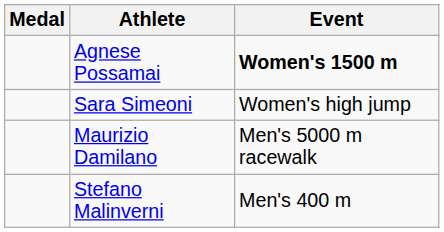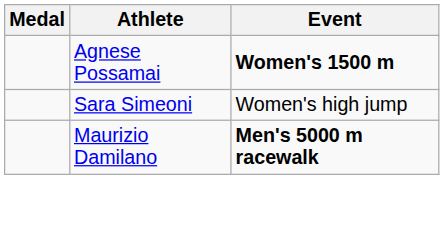(301, 146) normal -> (299, 146) bold
- row: (119, 200)
